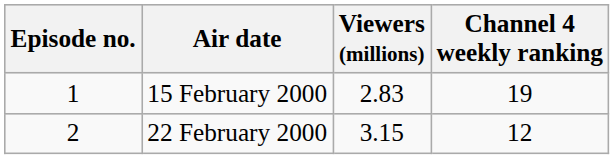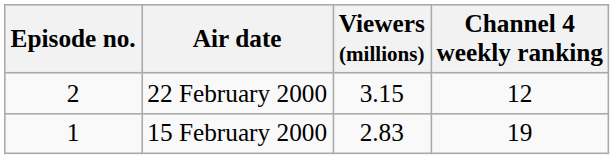rows swapped: (237, 93) <-> (237, 133)
